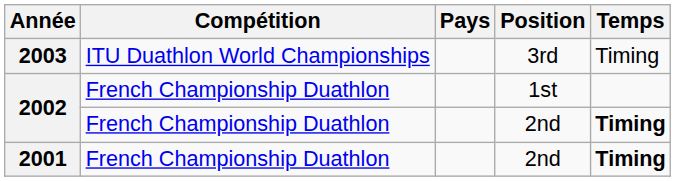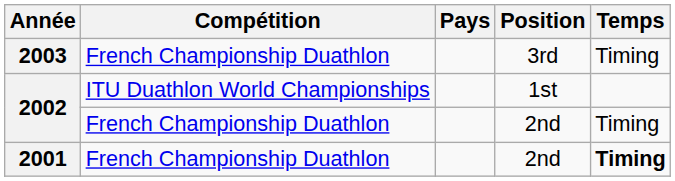(258, 55) ITU Duathlon World Championships -> (238, 55) French Championship Duathlon
(238, 90) French Championship Duathlon -> (258, 90) ITU Duathlon World Championships
(631, 124) bold -> (627, 124) normal
